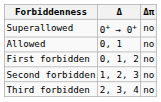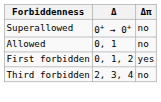(149, 59) no -> (146, 59) yes
- row: (51, 74)
